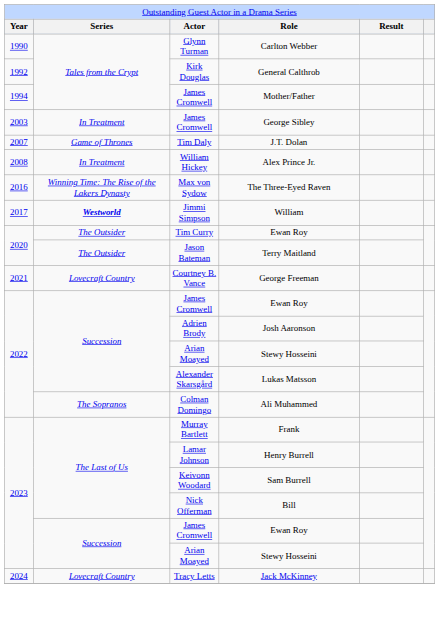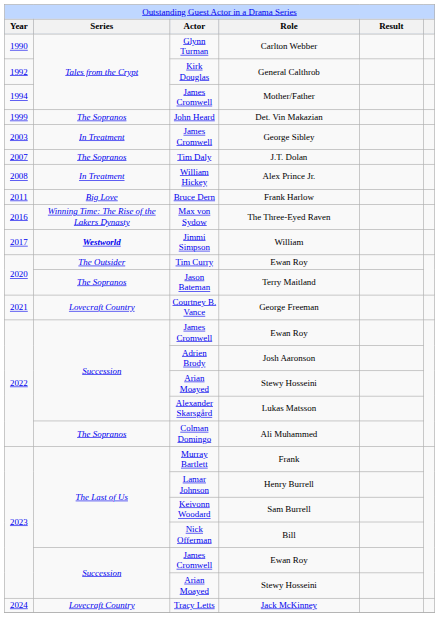+ row: (19, 117)
(102, 142) Game of Thrones -> (102, 157) The Sopranos
+ row: (19, 197)
(102, 253) The Outsider -> (102, 282) The Sopranos
